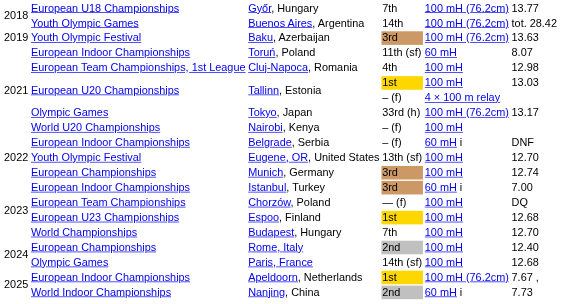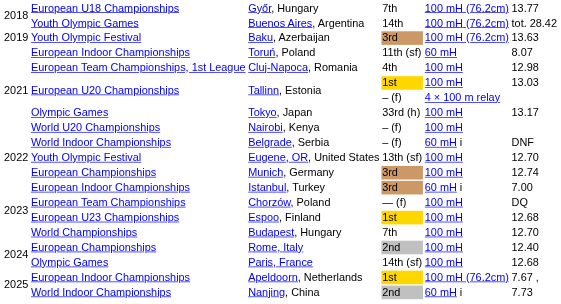(467, 113) 100 mH (76.2cm) -> (444, 113) 100 mH
(111, 142) European Indoor Championships -> (101, 142) World Indoor Championships
